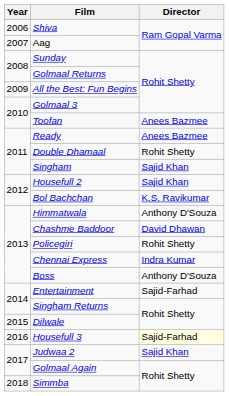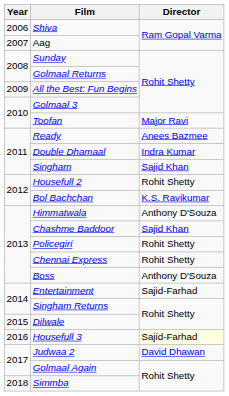(175, 120) Anees Bazmee -> (165, 120) Major Ravi
(168, 151) Rohit Shetty -> (168, 151) Indra Kumar
(165, 182) Sajid Khan -> (168, 182) Rohit Shetty
(173, 228) David Dhawan -> (165, 228) Sajid Khan
(168, 259) Indra Kumar -> (168, 259) Rohit Shetty
(165, 352) Sajid Khan -> (173, 352) David Dhawan
